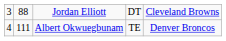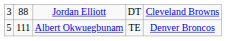(9, 28) 4 -> (9, 28) 5
